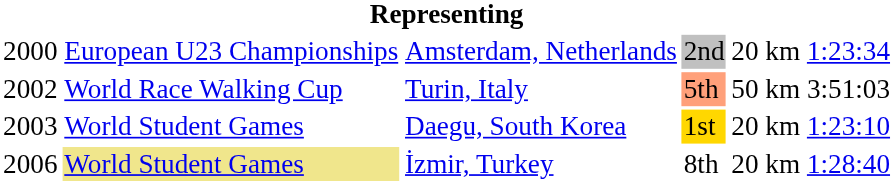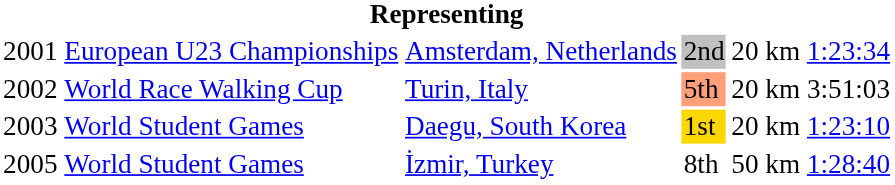(30, 51) 2000 -> (30, 51) 2001
(766, 88) 50 km -> (766, 88) 20 km
(30, 163) 2006 -> (30, 163) 2005
(184, 163) khaki background -> (184, 163) no background
(766, 163) 20 km -> (766, 163) 50 km
